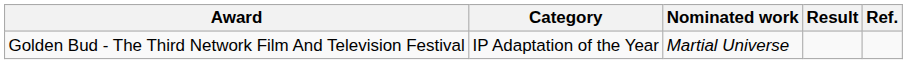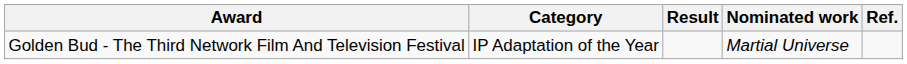columns swapped: (733, 17) <-> (832, 17)
